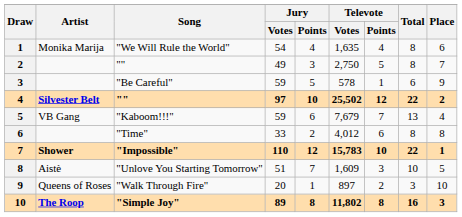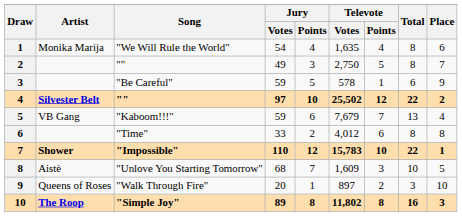(280, 168) 51 -> (280, 168) 68
